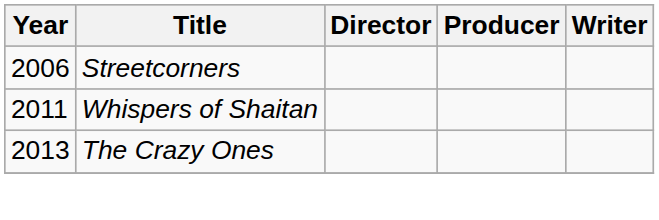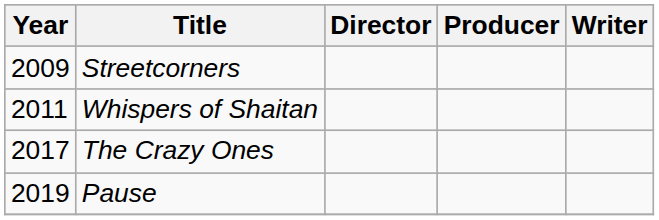(40, 67) 2006 -> (40, 67) 2009
(40, 151) 2013 -> (40, 151) 2017
+ row: (119, 192)
